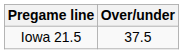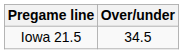(138, 37) 37.5 -> (138, 37) 34.5
